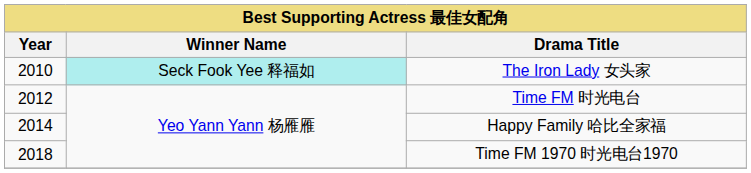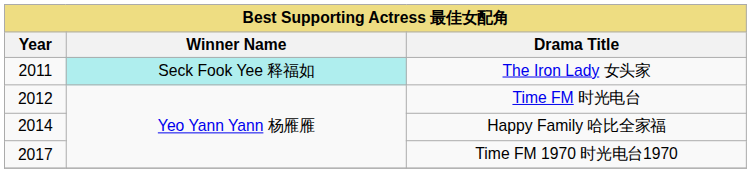(35, 71) 2010 -> (35, 71) 2011
(35, 154) 2018 -> (35, 154) 2017
